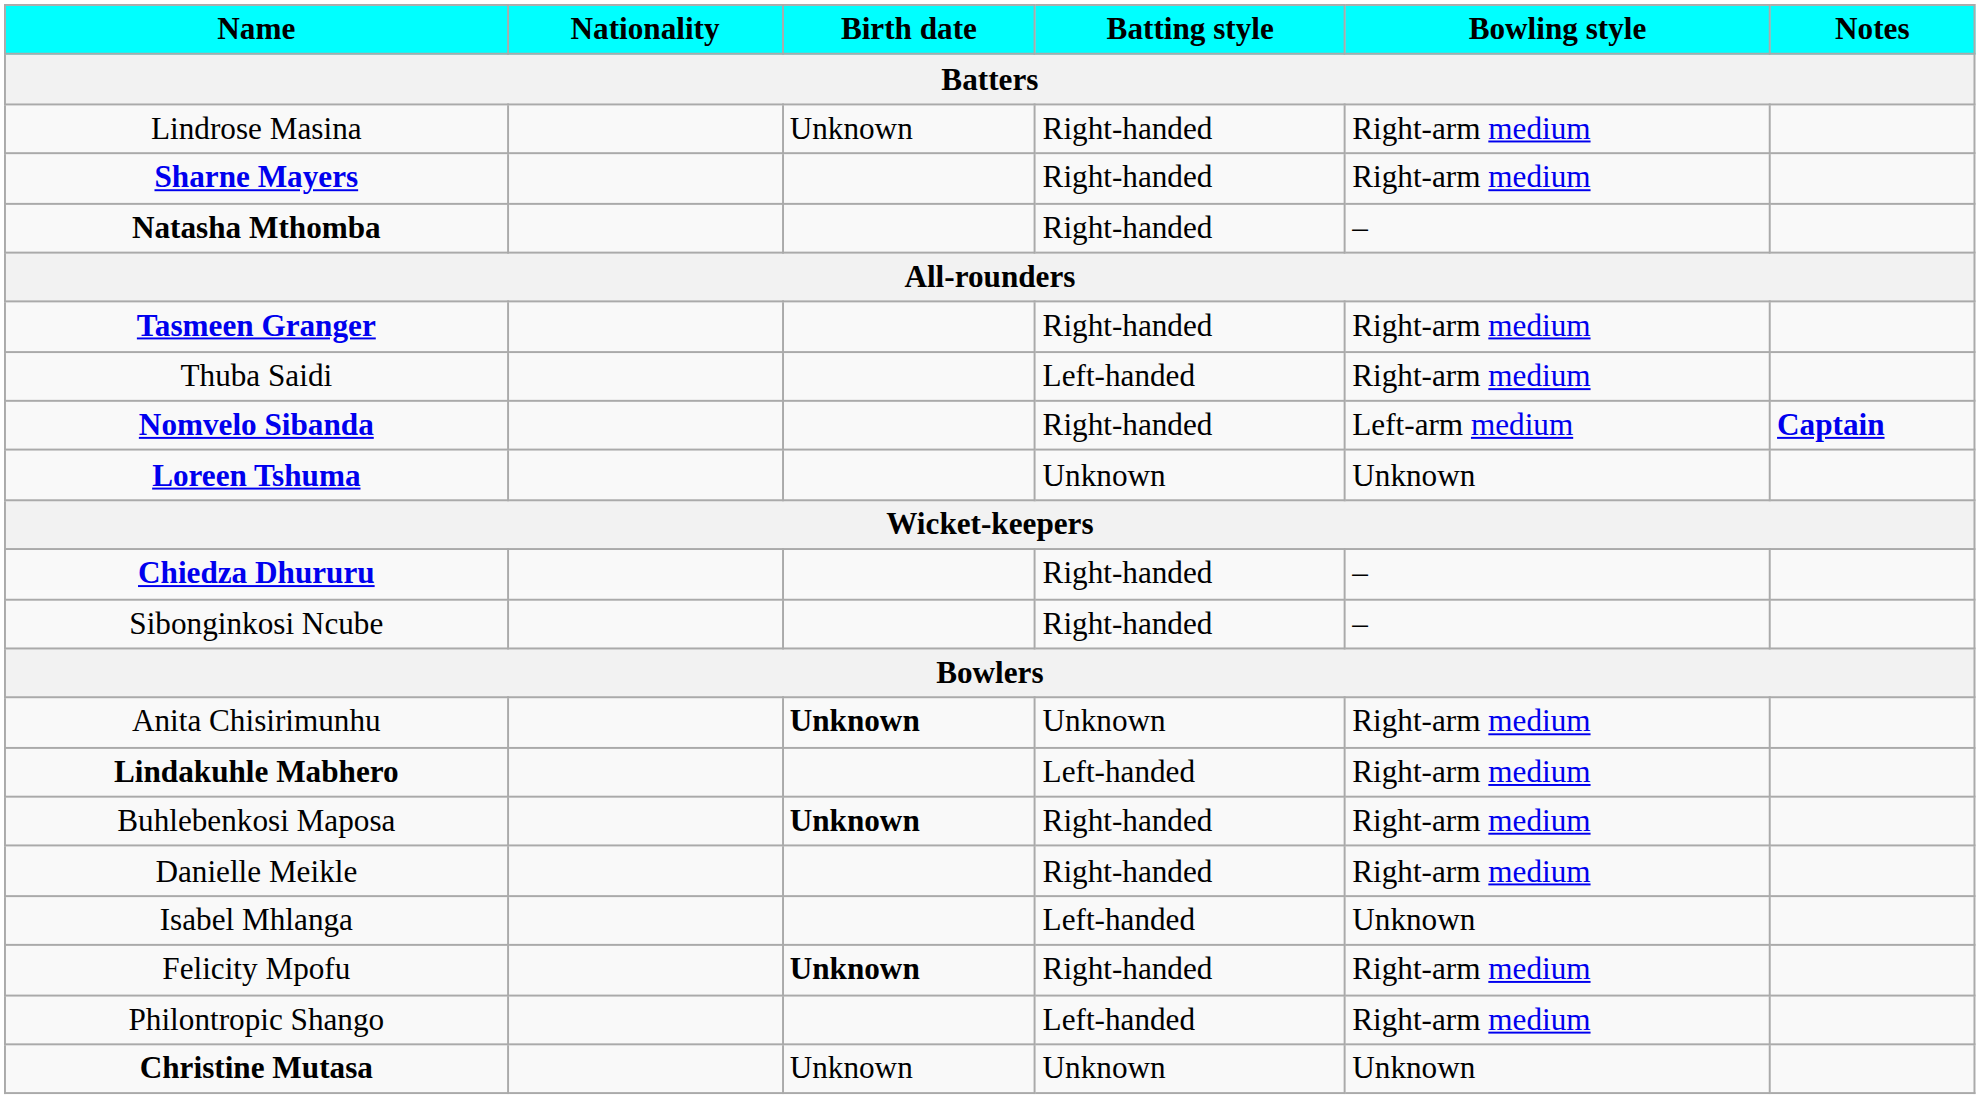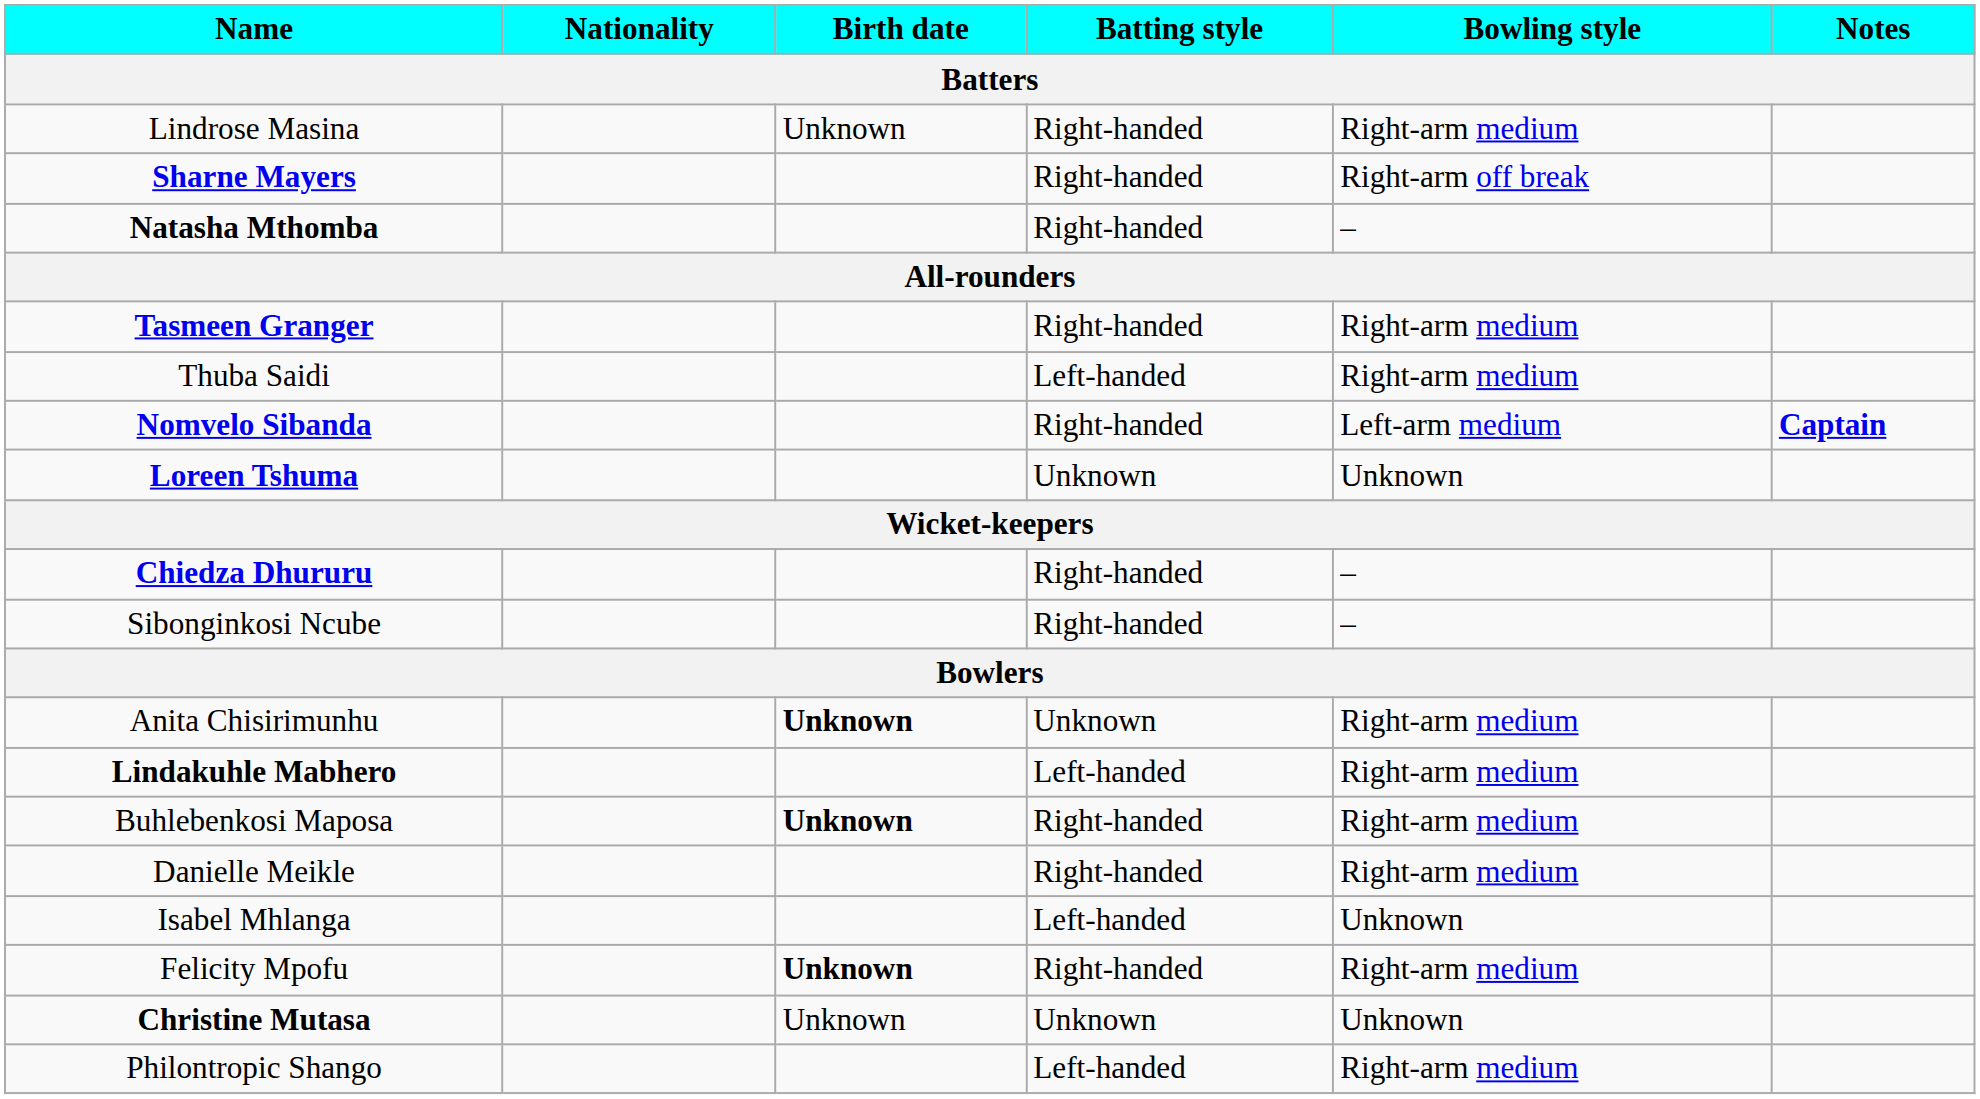(1471, 177) Right-arm medium -> (1465, 177) Right-arm off break
rows swapped: (256, 1068) <-> (256, 1018)
